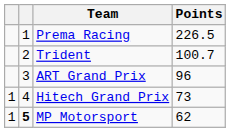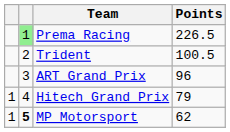(26, 35) no background -> (26, 35) lightgreen background
(195, 56) 100.7 -> (195, 56) 100.5
(183, 97) 73 -> (183, 97) 79
